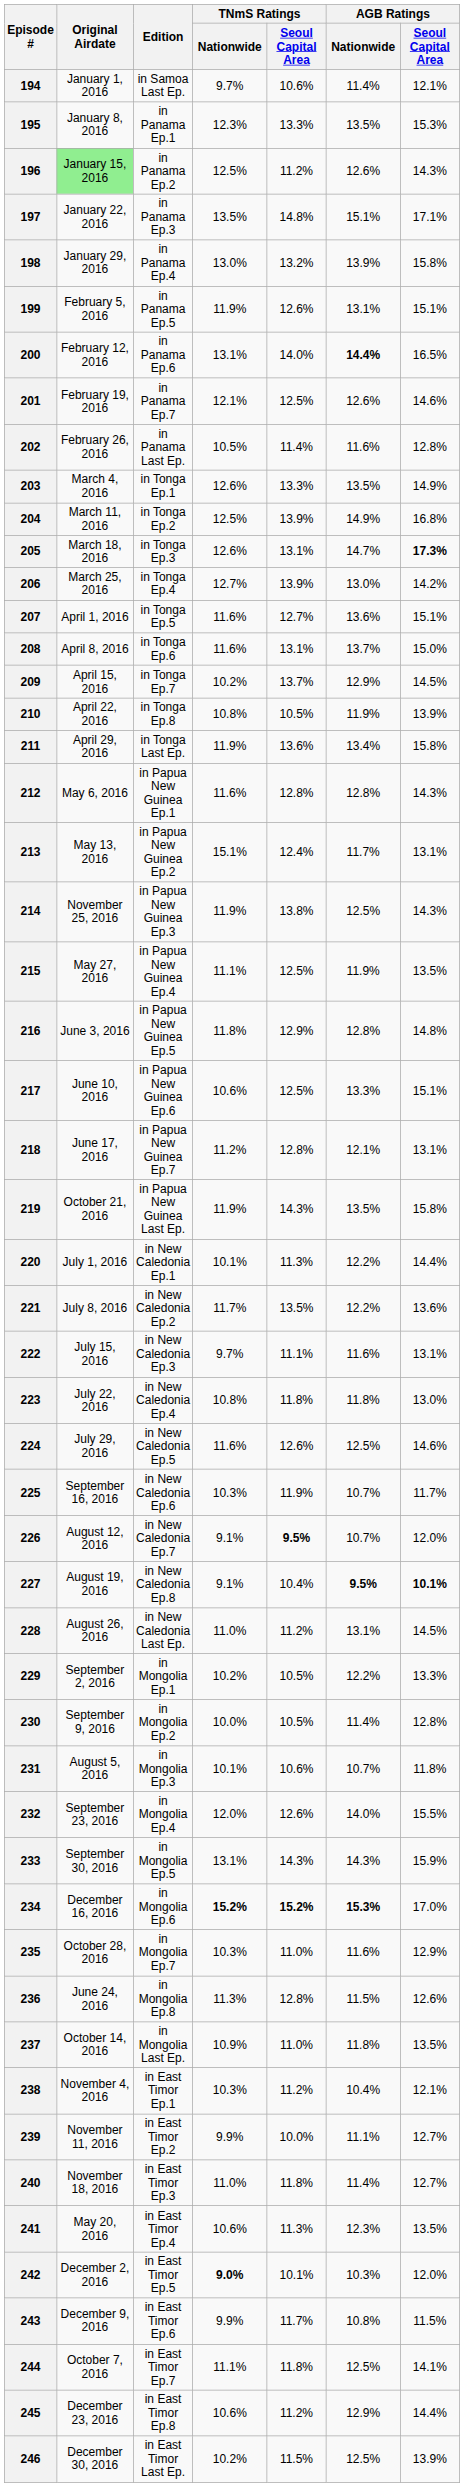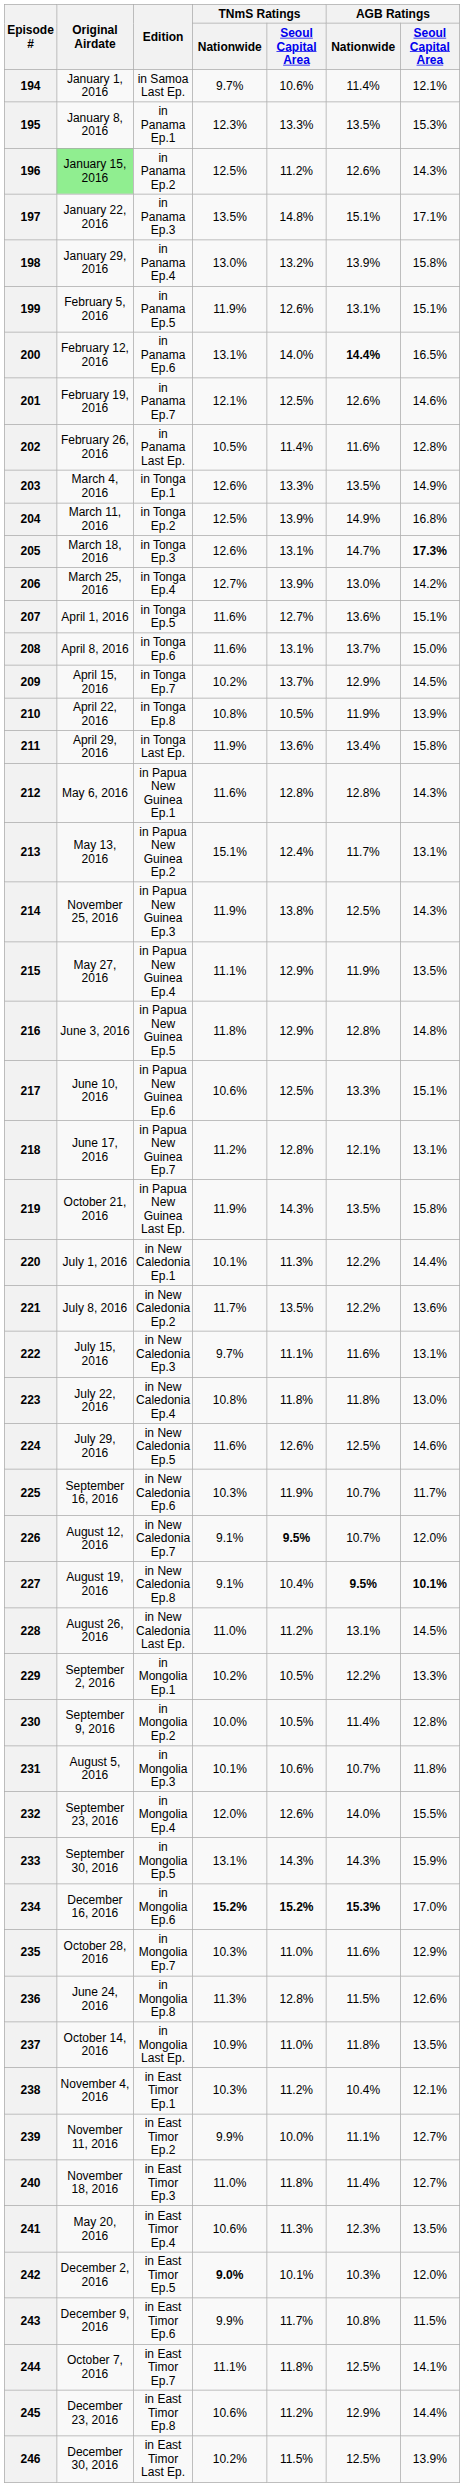(296, 971) 12.5% -> (296, 971) 12.9%
